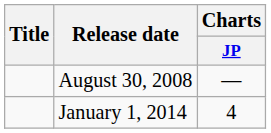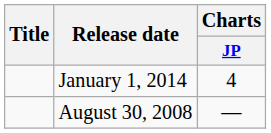rows swapped: (125, 80) <-> (123, 112)
